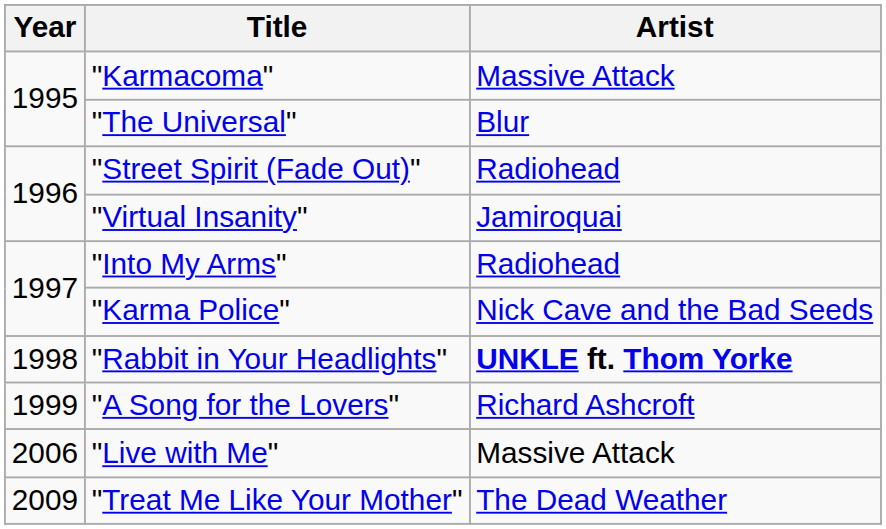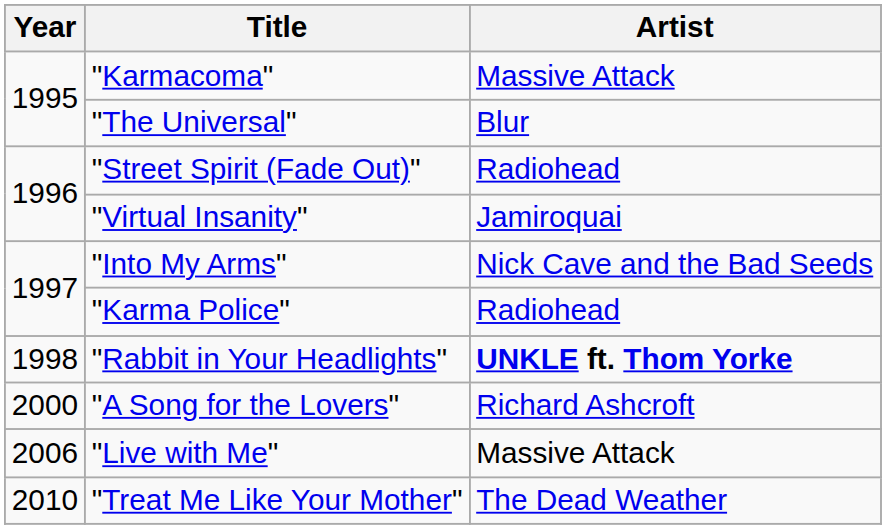(548, 264) Radiohead -> (675, 264) Nick Cave and the Bad Seeds
(675, 311) Nick Cave and the Bad Seeds -> (548, 311) Radiohead
(45, 405) 1999 -> (45, 405) 2000
(45, 500) 2009 -> (45, 500) 2010
